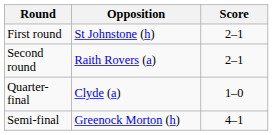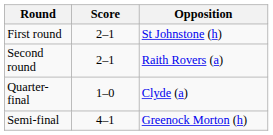columns swapped: (136, 14) <-> (234, 14)
